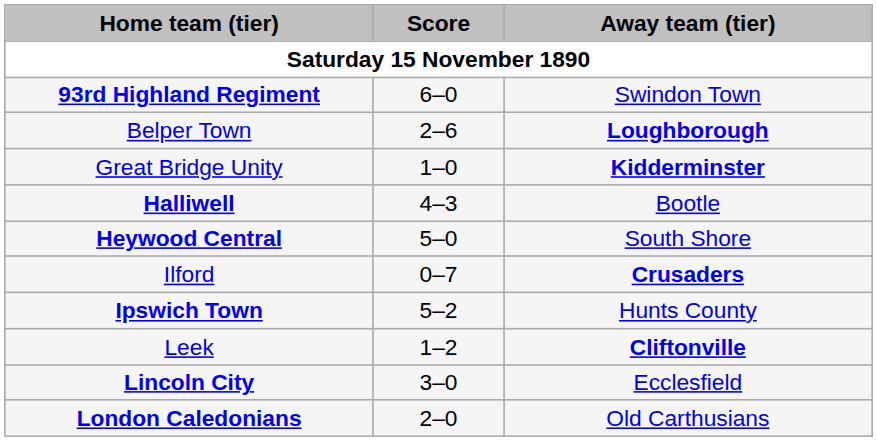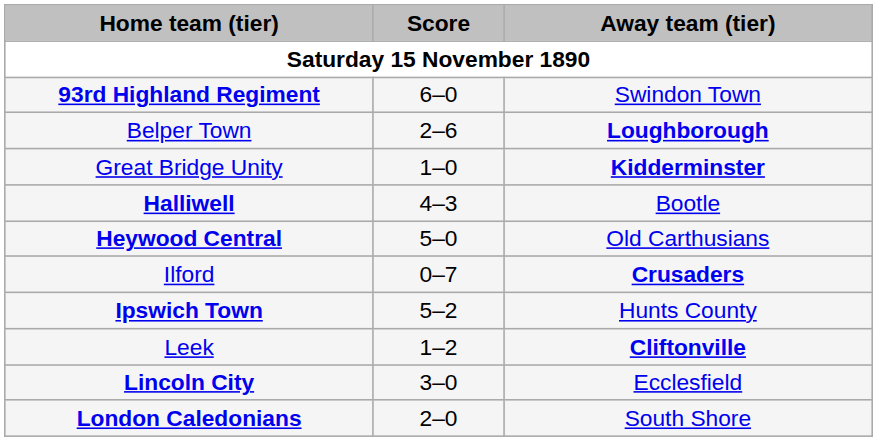(688, 239) South Shore -> (688, 239) Old Carthusians
(688, 419) Old Carthusians -> (688, 419) South Shore
